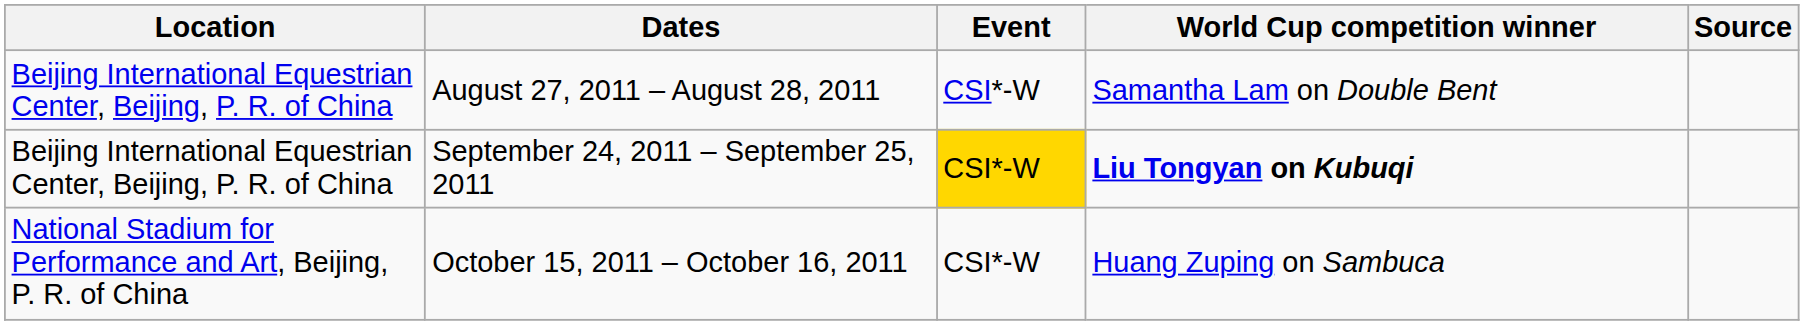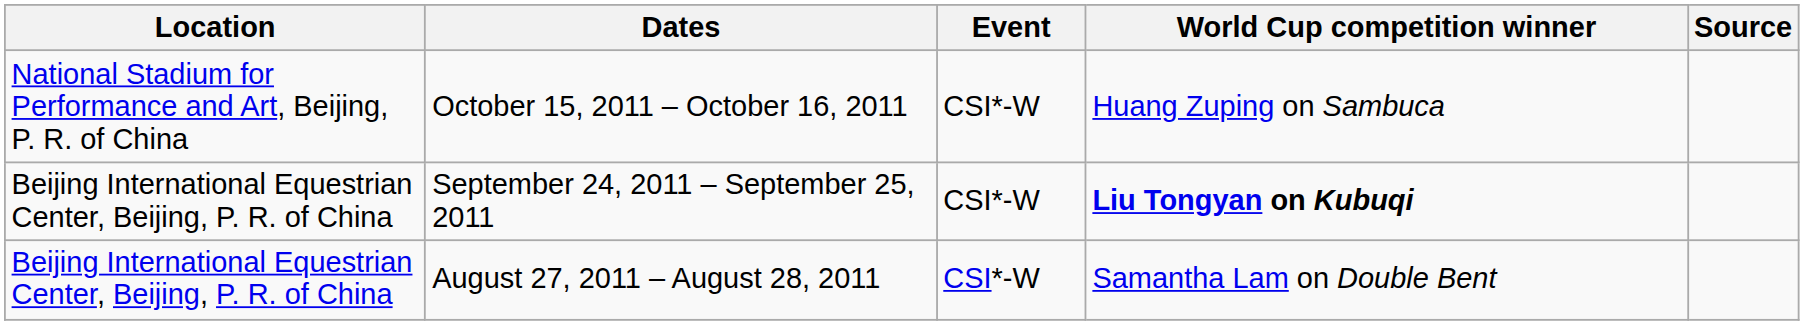rows swapped: (656, 89) <-> (670, 262)
(992, 168) gold background -> (992, 200) no background
